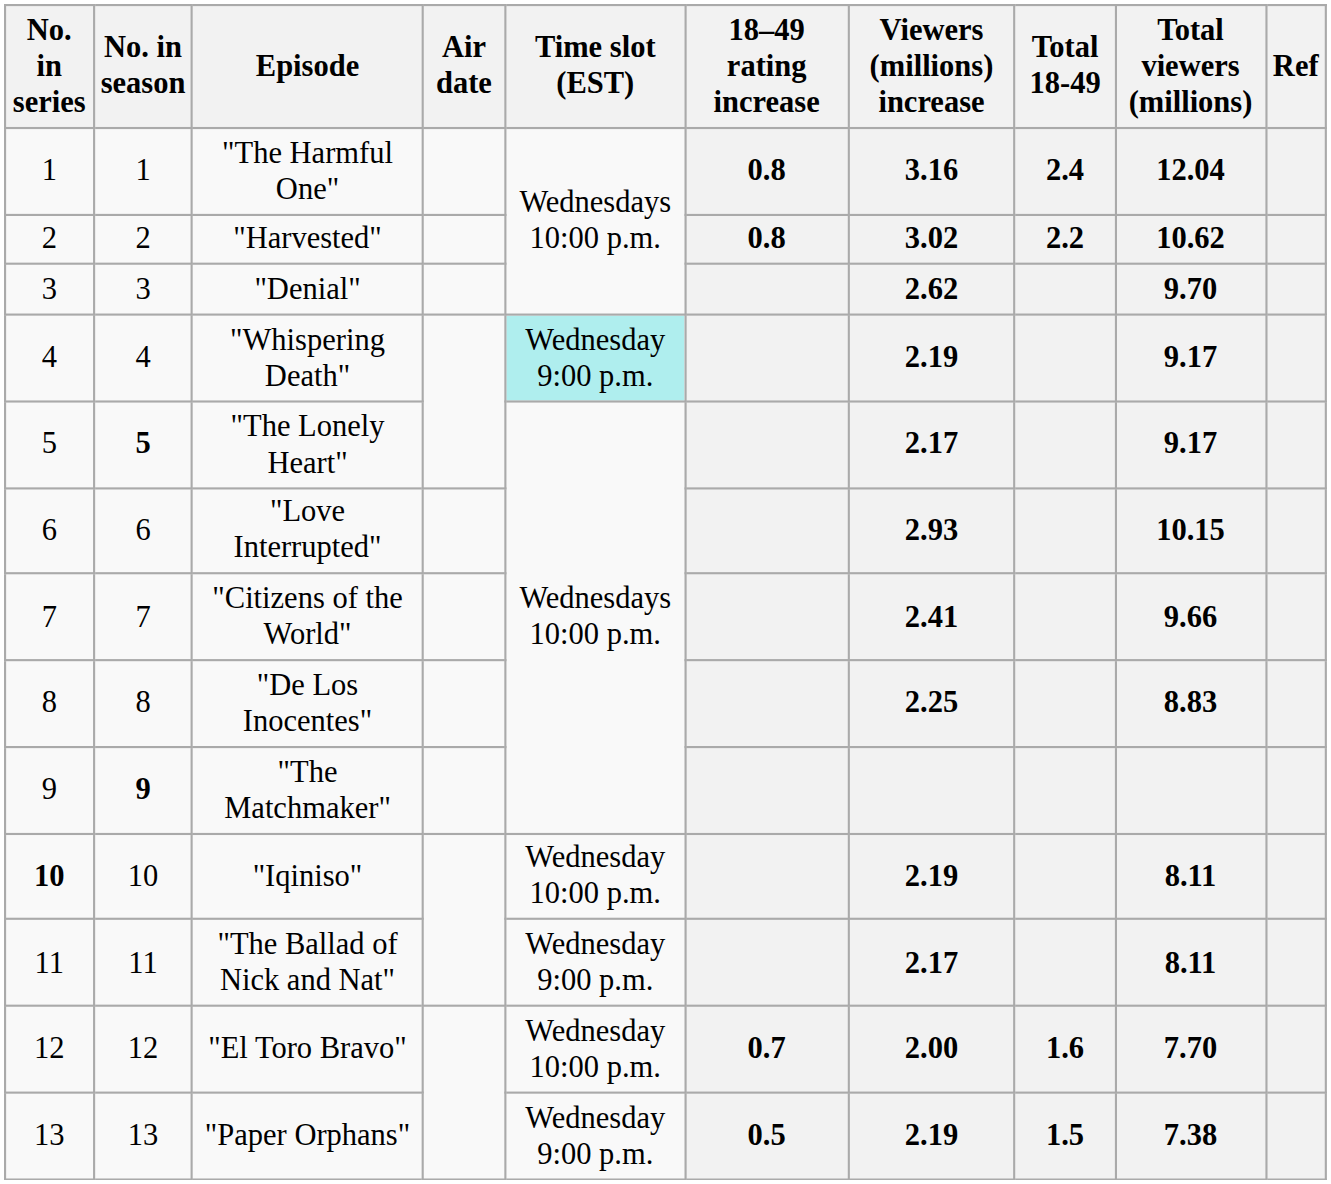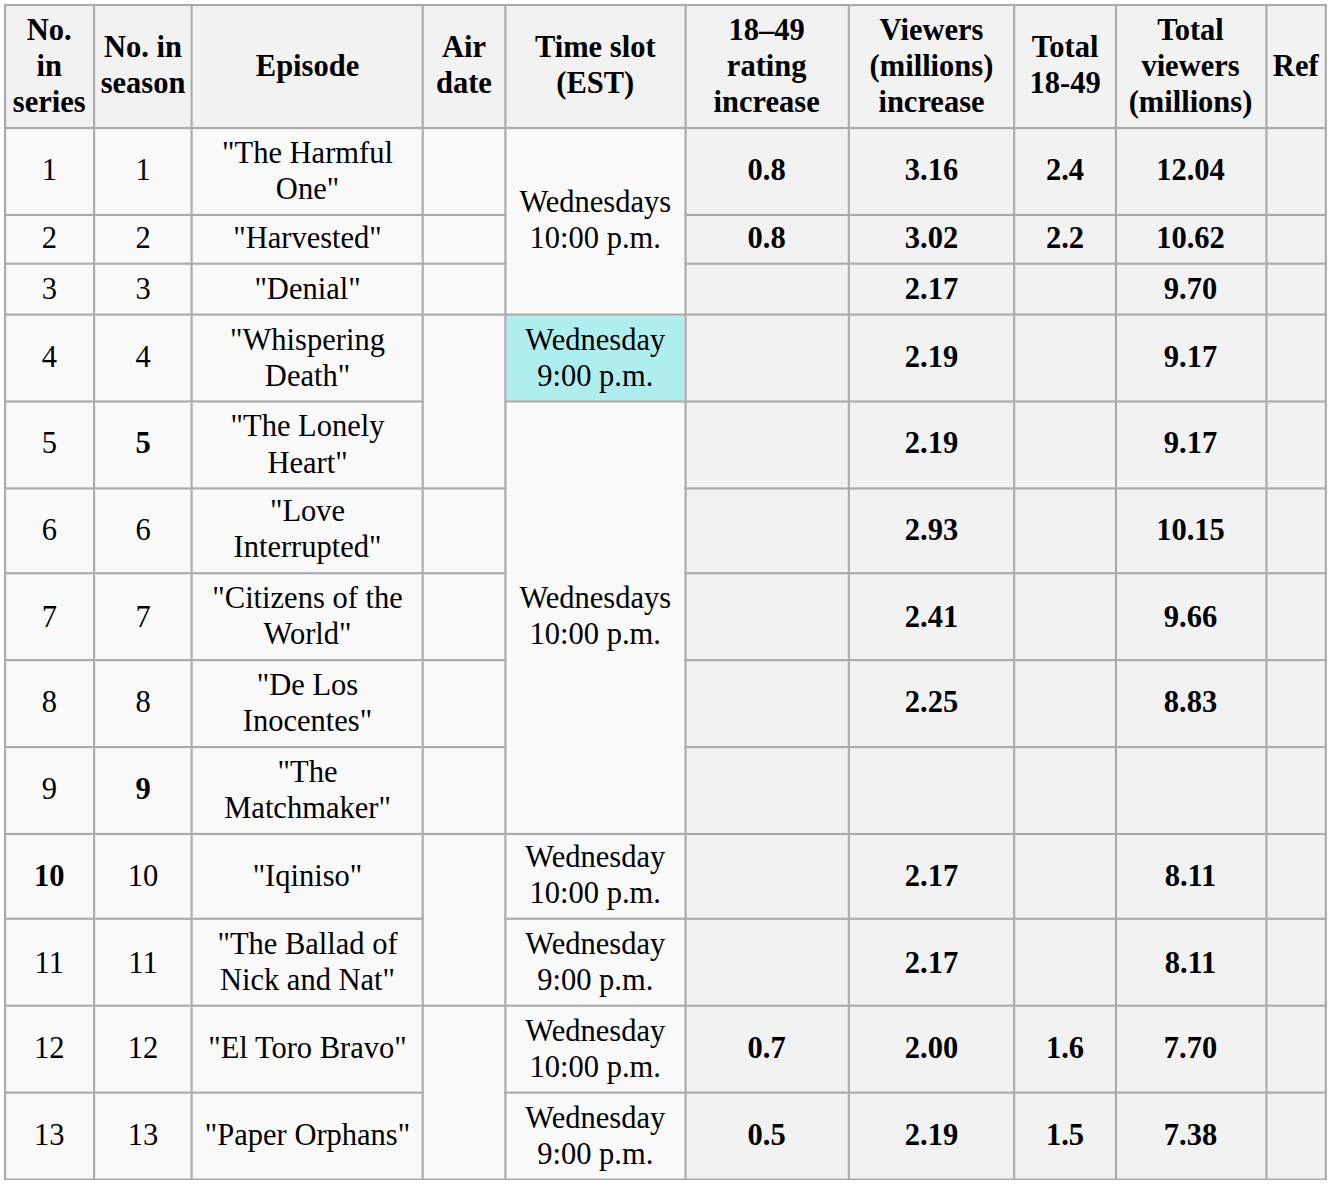(931, 289) 2.62 -> (931, 289) 2.17
(931, 443) 2.17 -> (931, 443) 2.19
(931, 875) 2.19 -> (931, 875) 2.17
